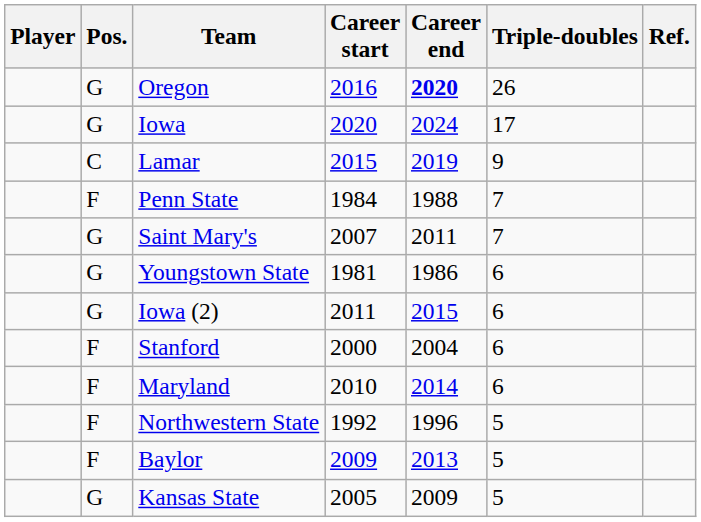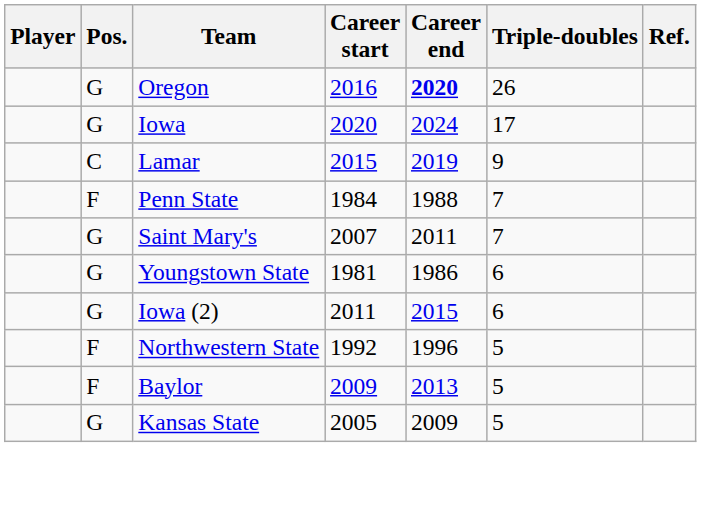- row: (179, 348)
- row: (184, 385)
